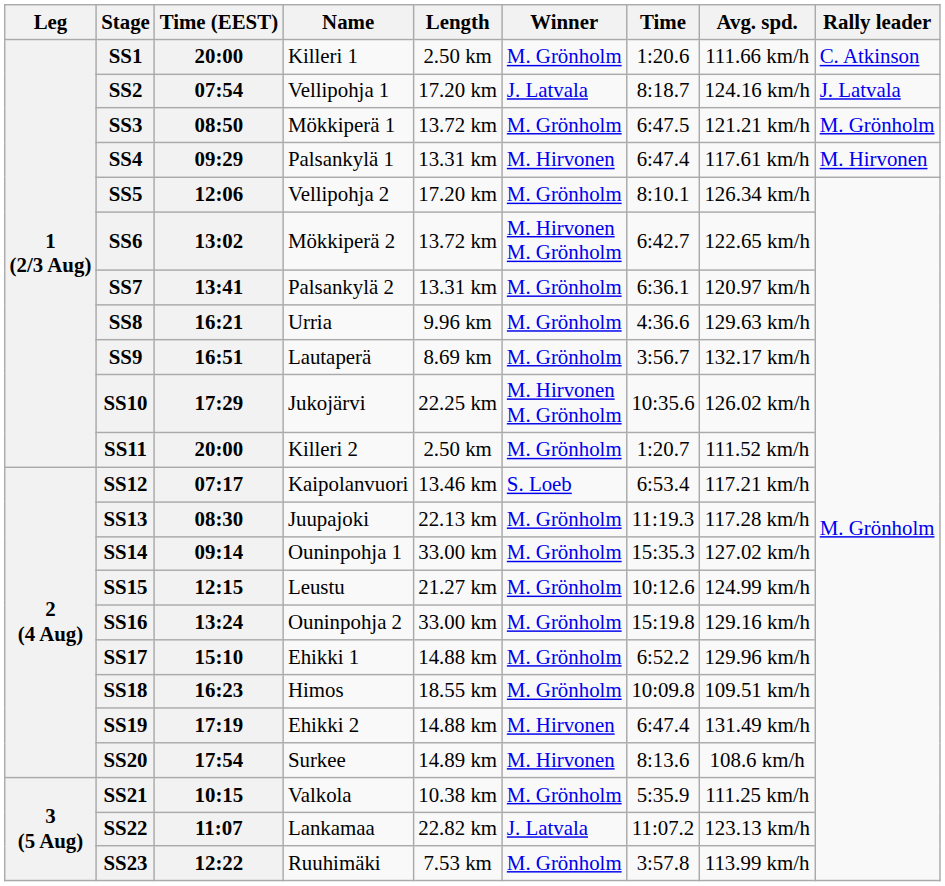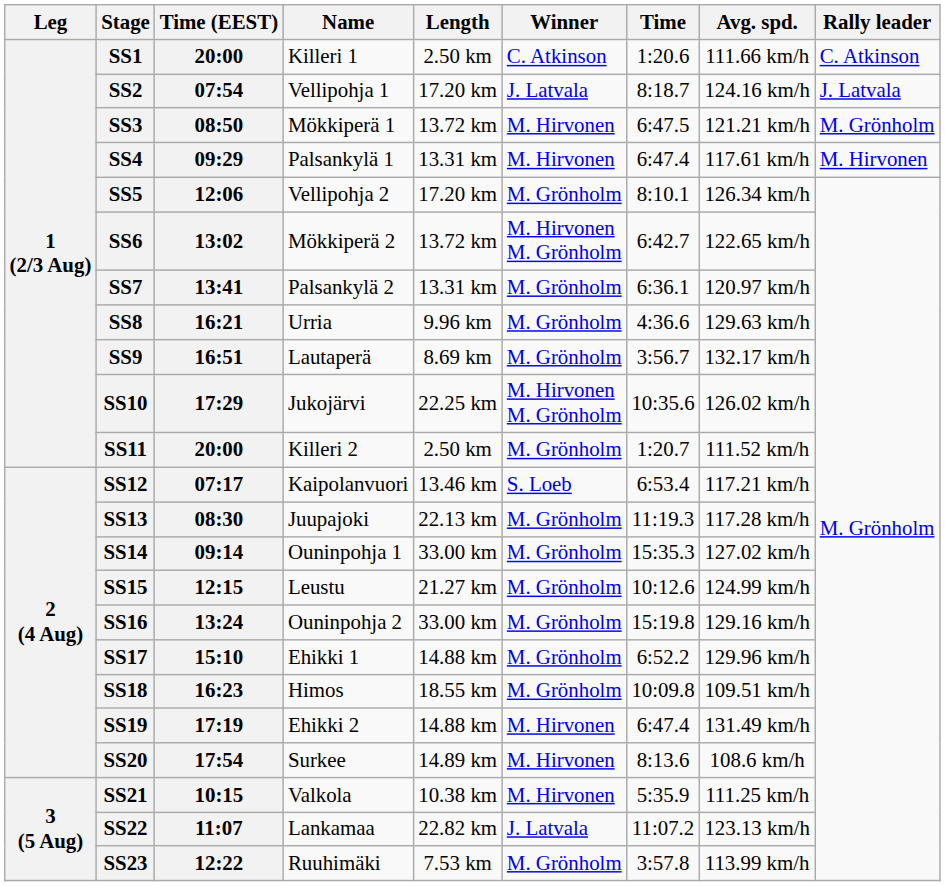(564, 56) M. Grönholm -> (557, 56) C. Atkinson
(564, 125) M. Grönholm -> (561, 125) M. Hirvonen
(564, 794) M. Grönholm -> (561, 794) M. Hirvonen
